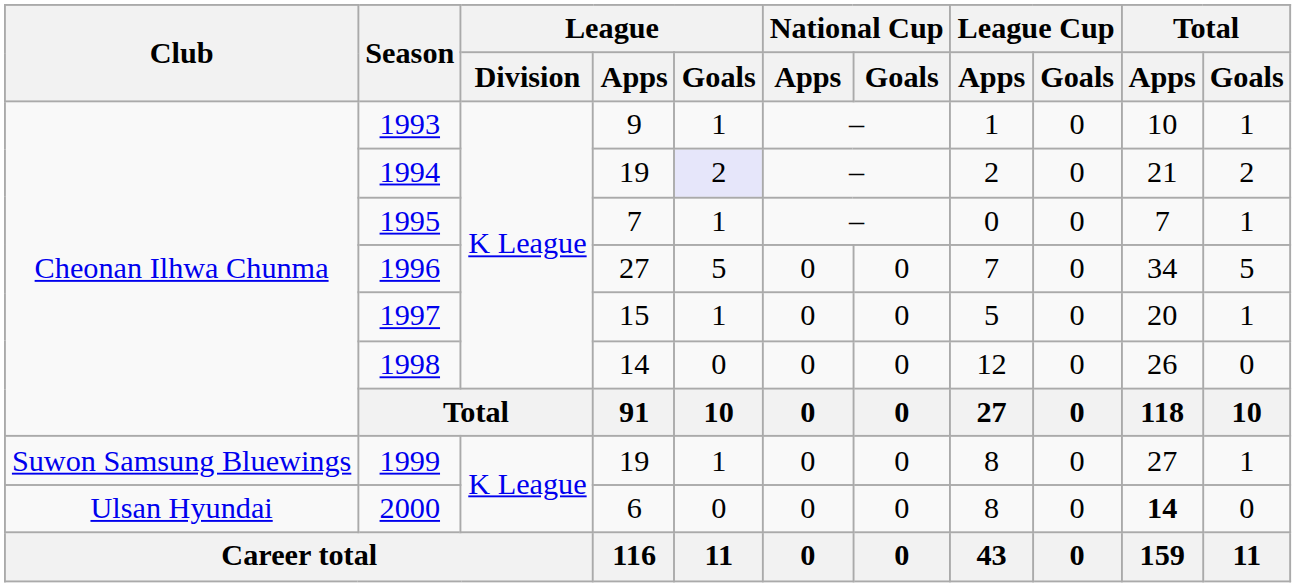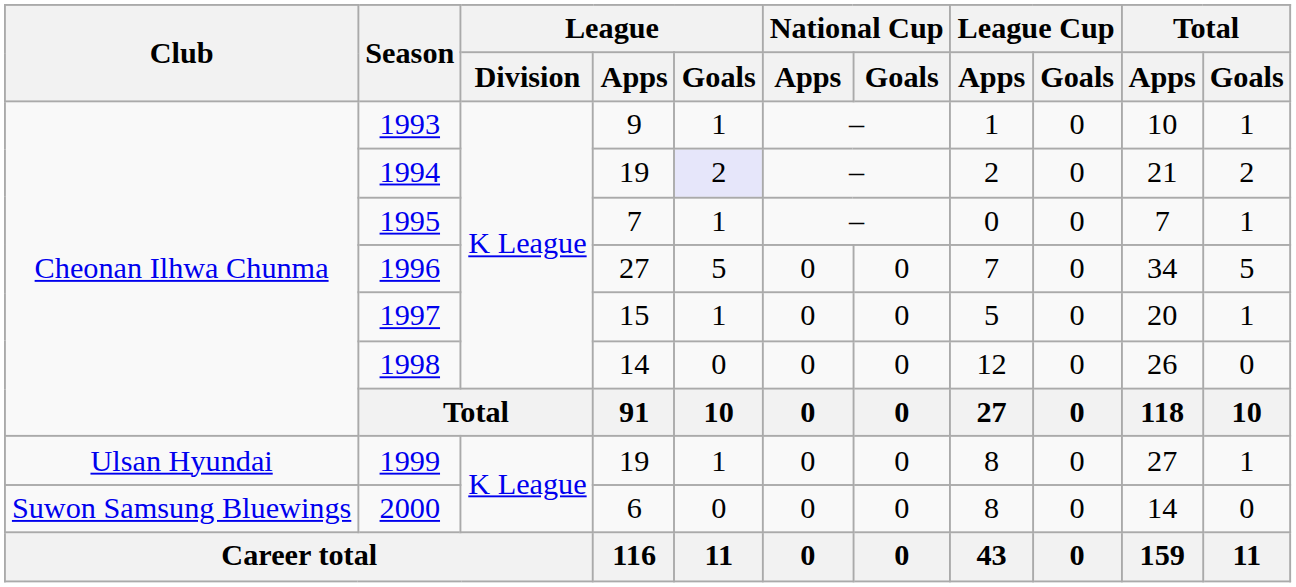(182, 460) Suwon Samsung Bluewings -> (182, 460) Ulsan Hyundai
(182, 508) Ulsan Hyundai -> (182, 508) Suwon Samsung Bluewings
(1162, 508) bold -> (1162, 508) normal
